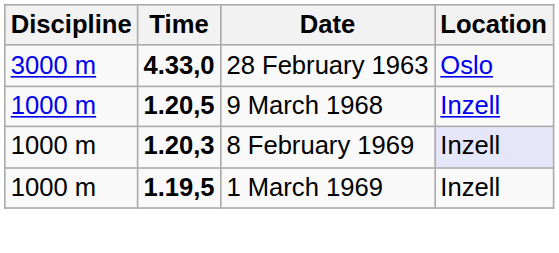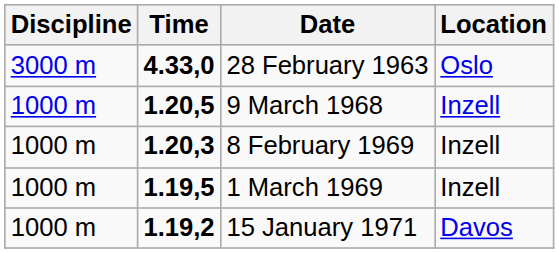(470, 146) lavender background -> (470, 146) no background
+ row: (322, 227)
